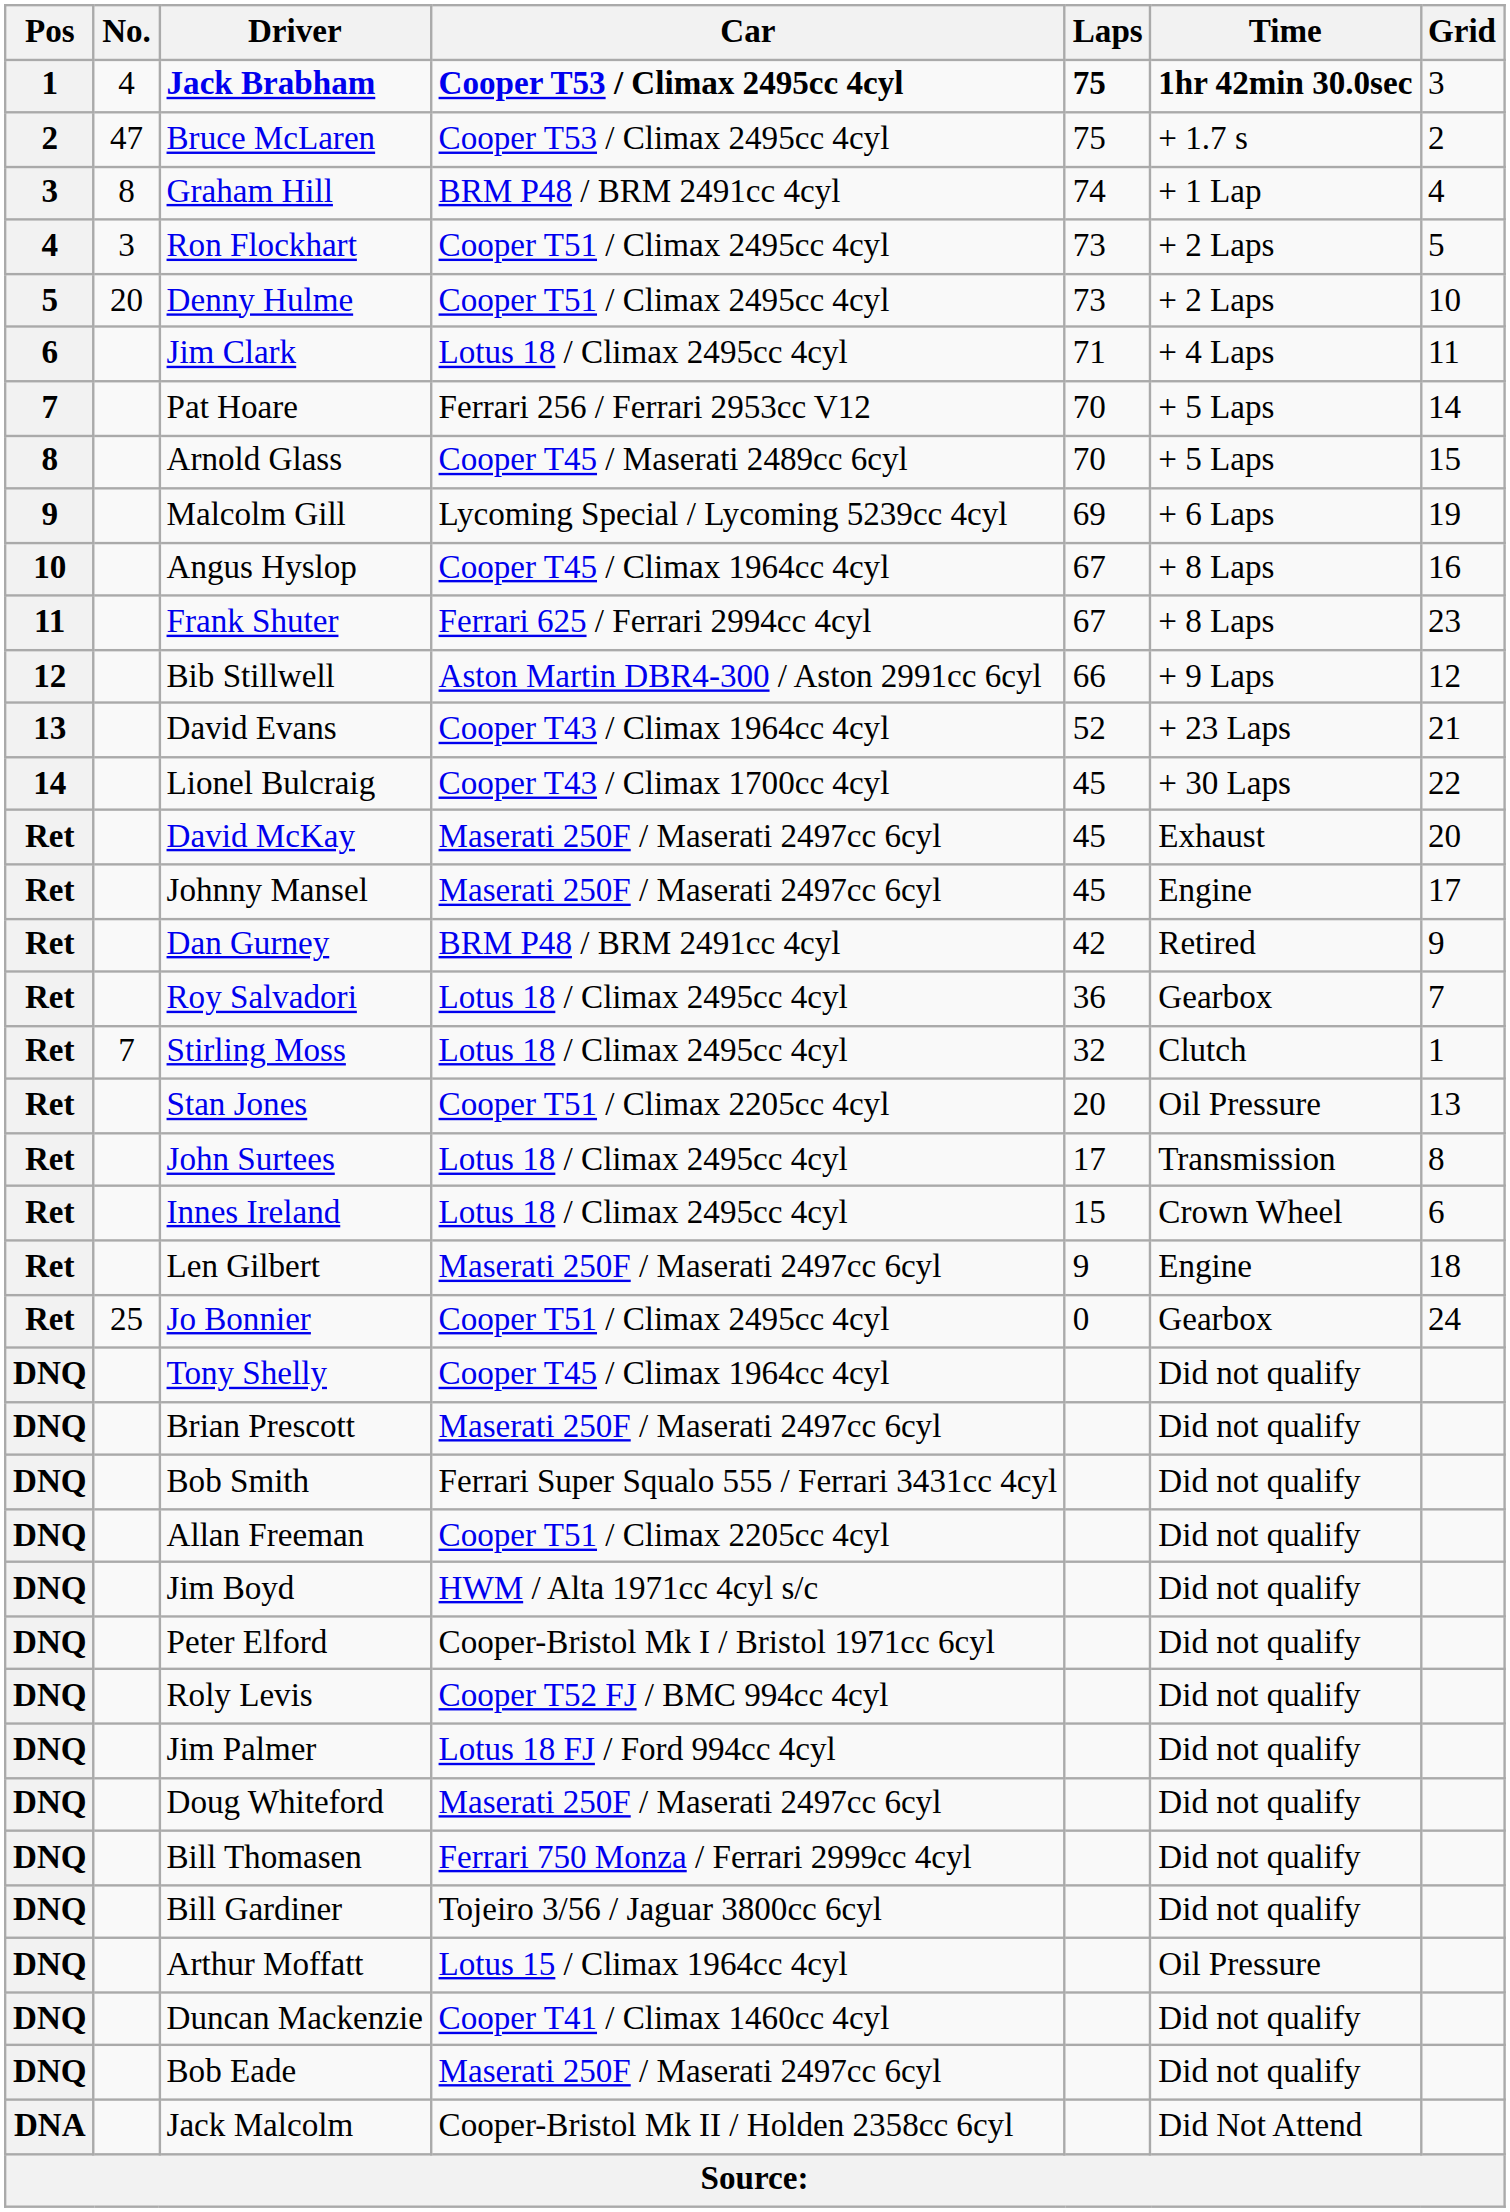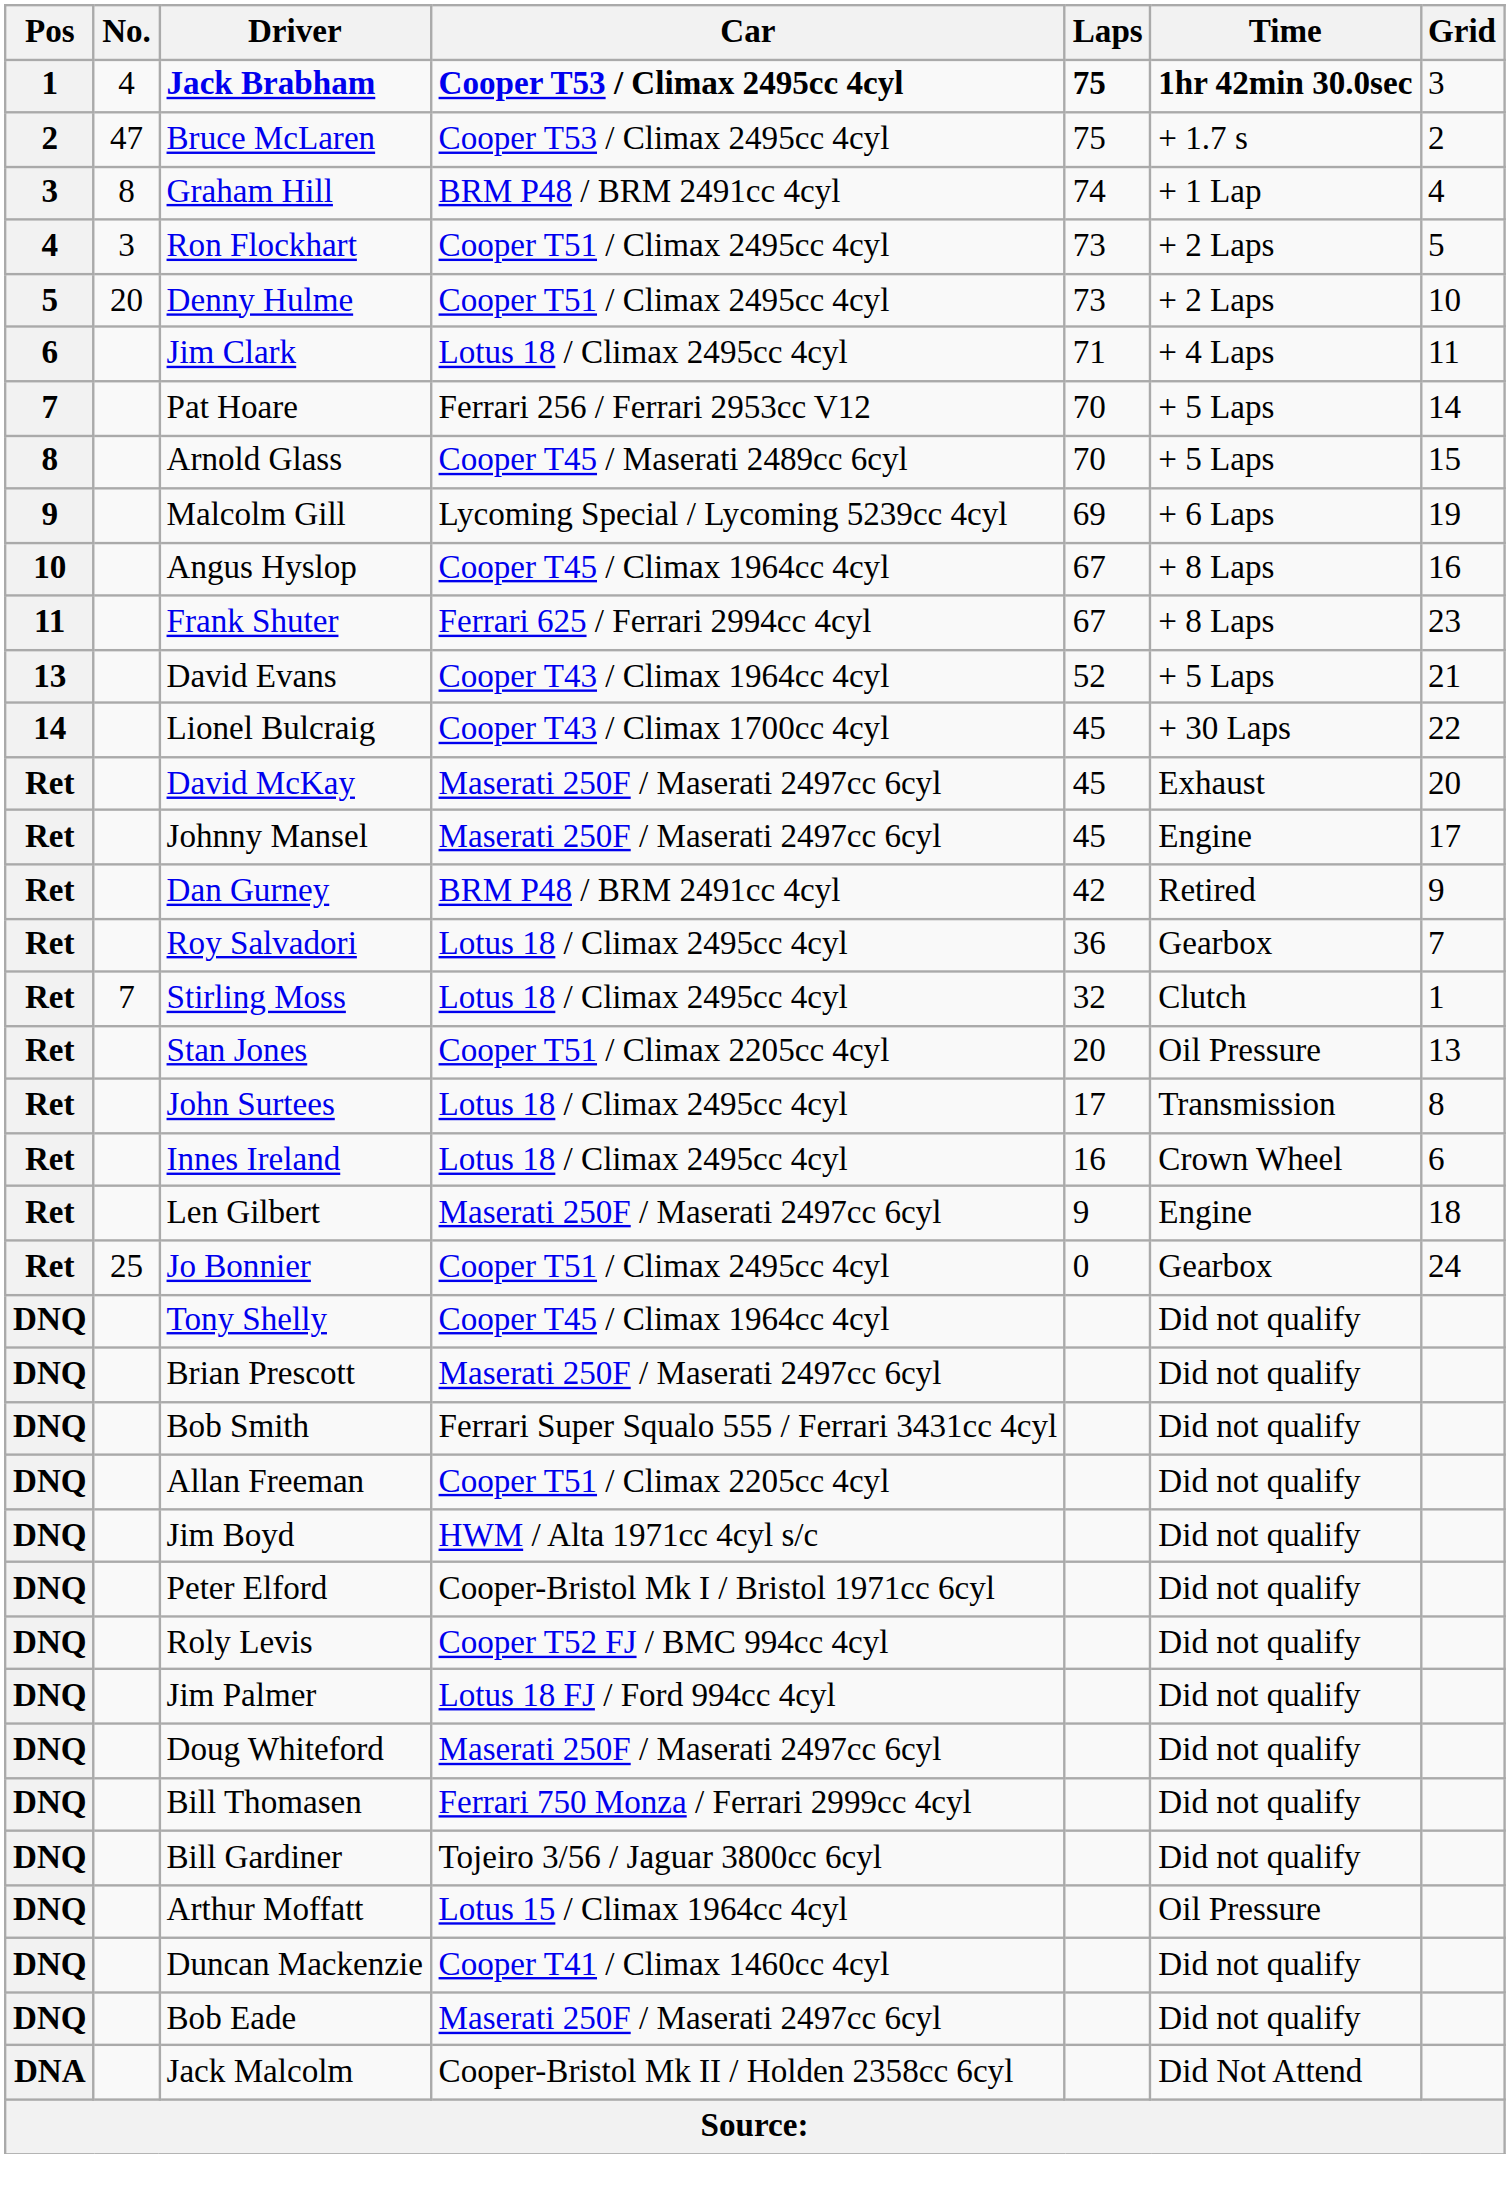- row: (251, 675)
(1225, 729) + 23 Laps -> (1216, 675) + 5 Laps
(1089, 1212) 15 -> (1089, 1158) 16
